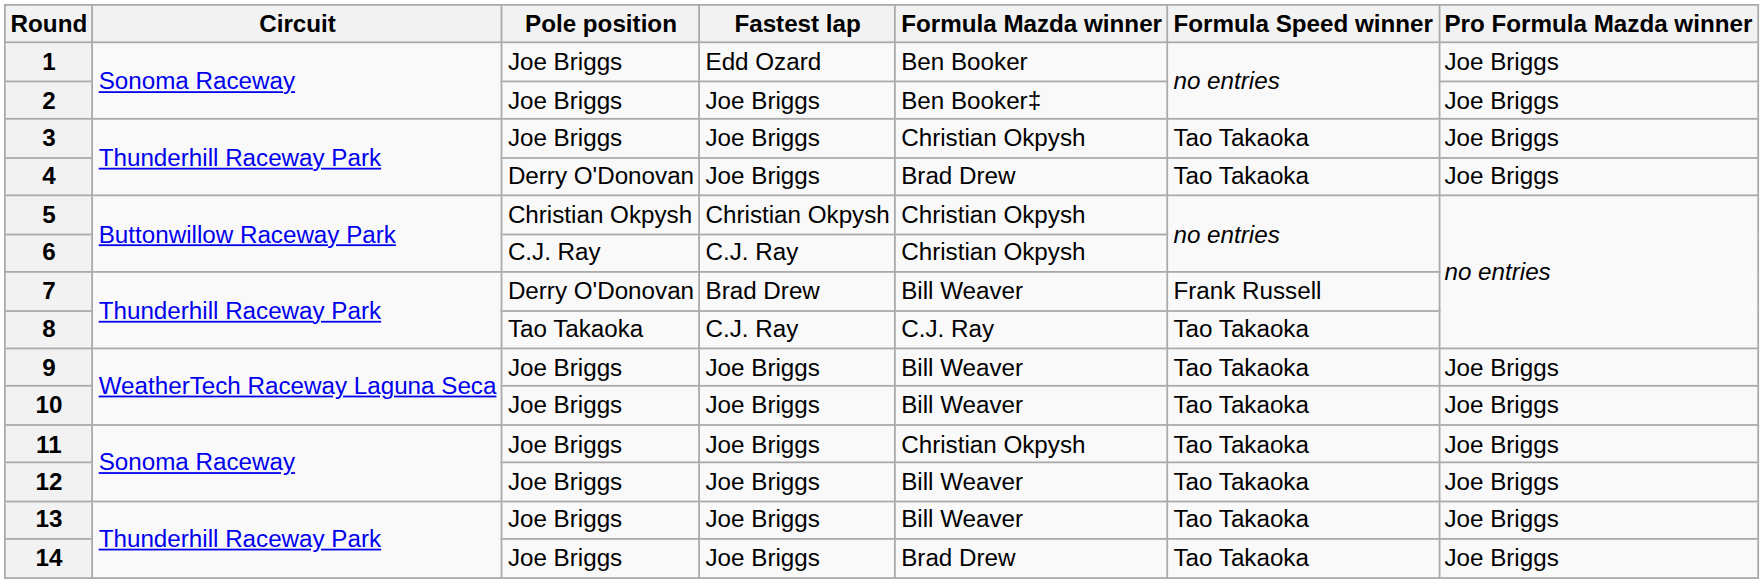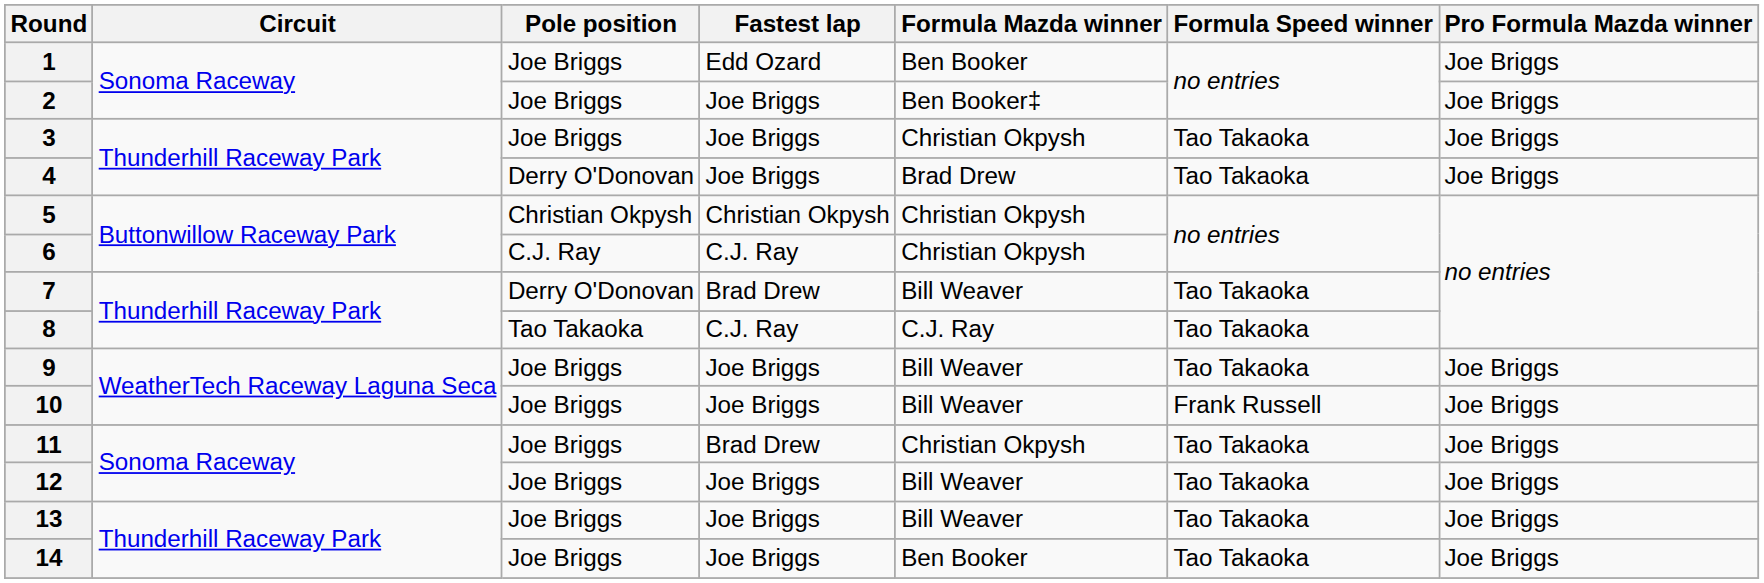(1247, 291) Frank Russell -> (1241, 291) Tao Takaoka
(1241, 405) Tao Takaoka -> (1247, 405) Frank Russell
(763, 443) Joe Briggs -> (763, 443) Brad Drew
(958, 558) Brad Drew -> (964, 558) Ben Booker
